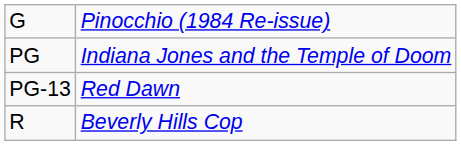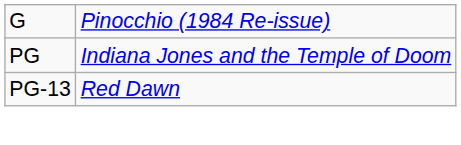- row: (17, 122)
